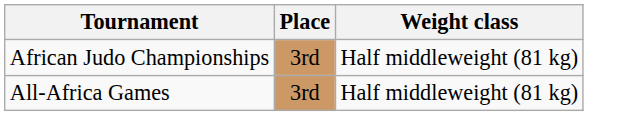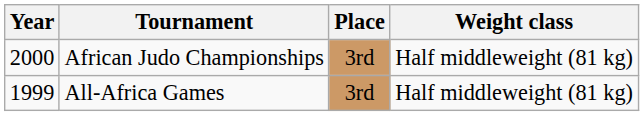+ column: (32, 22)
